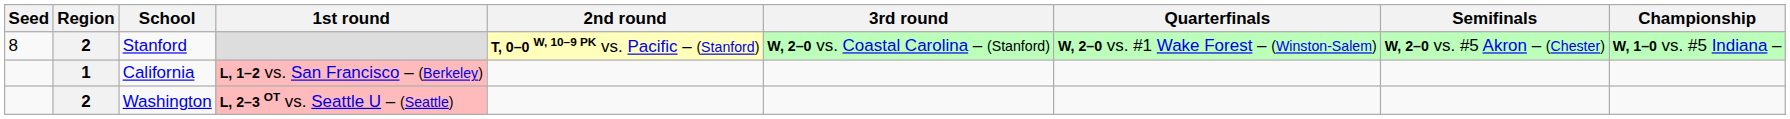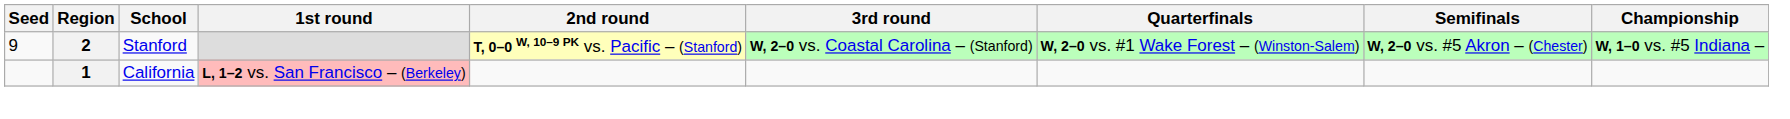(13, 46) 8 -> (13, 46) 9
- row: (167, 101)
